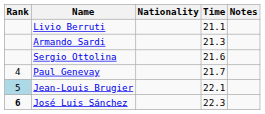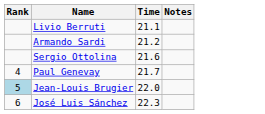- column: (168, 12)
(214, 42) 21.3 -> (149, 42) 21.2
(214, 87) 22.1 -> (149, 87) 22.0
(18, 102) bold -> (18, 102) normal
